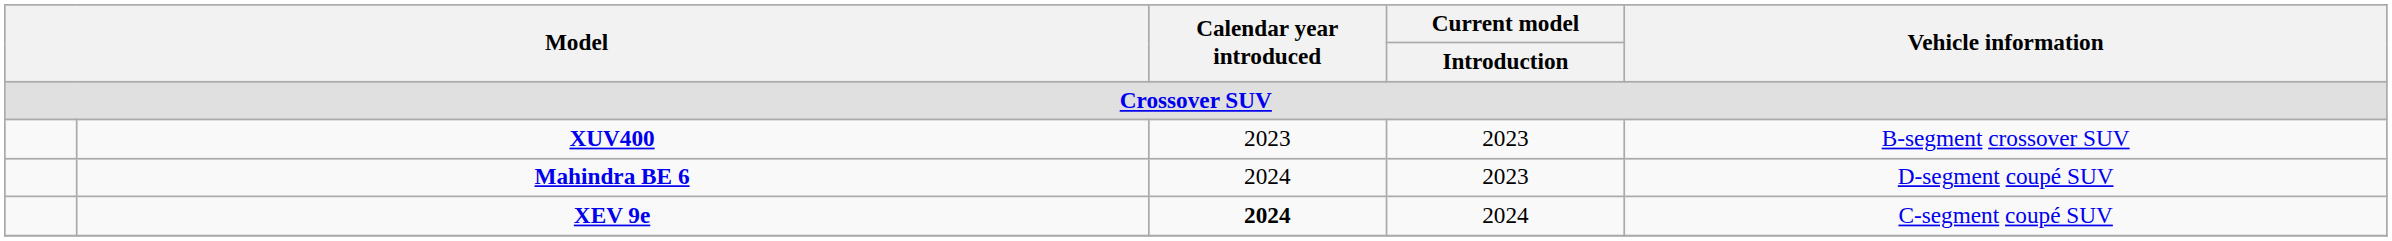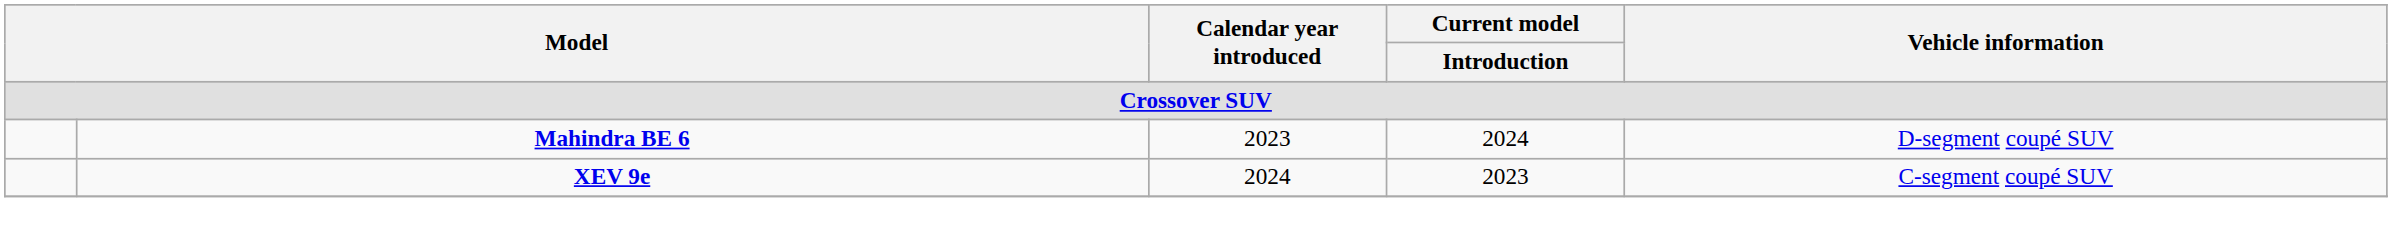- row: (612, 138)
(1267, 176) 2024 -> (1267, 138) 2023
(1505, 176) 2023 -> (1505, 138) 2024
(1267, 215) bold -> (1267, 176) normal
(1505, 215) 2024 -> (1505, 176) 2023
